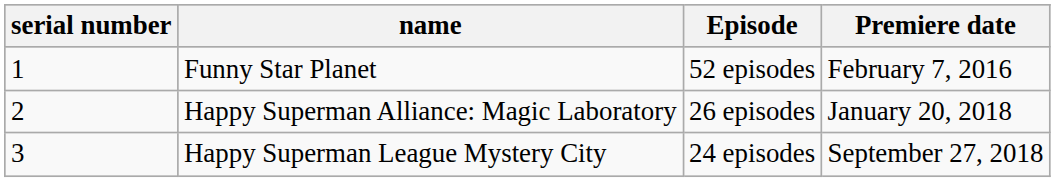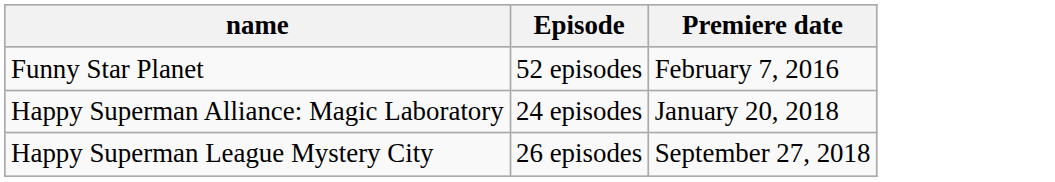- column: (91, 25)
(752, 111) 26 episodes -> (579, 111) 24 episodes
(752, 153) 24 episodes -> (579, 153) 26 episodes
